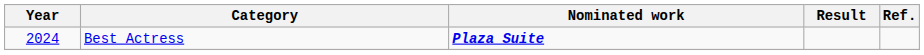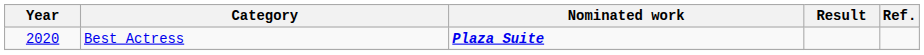(43, 39) 2024 -> (43, 39) 2020
